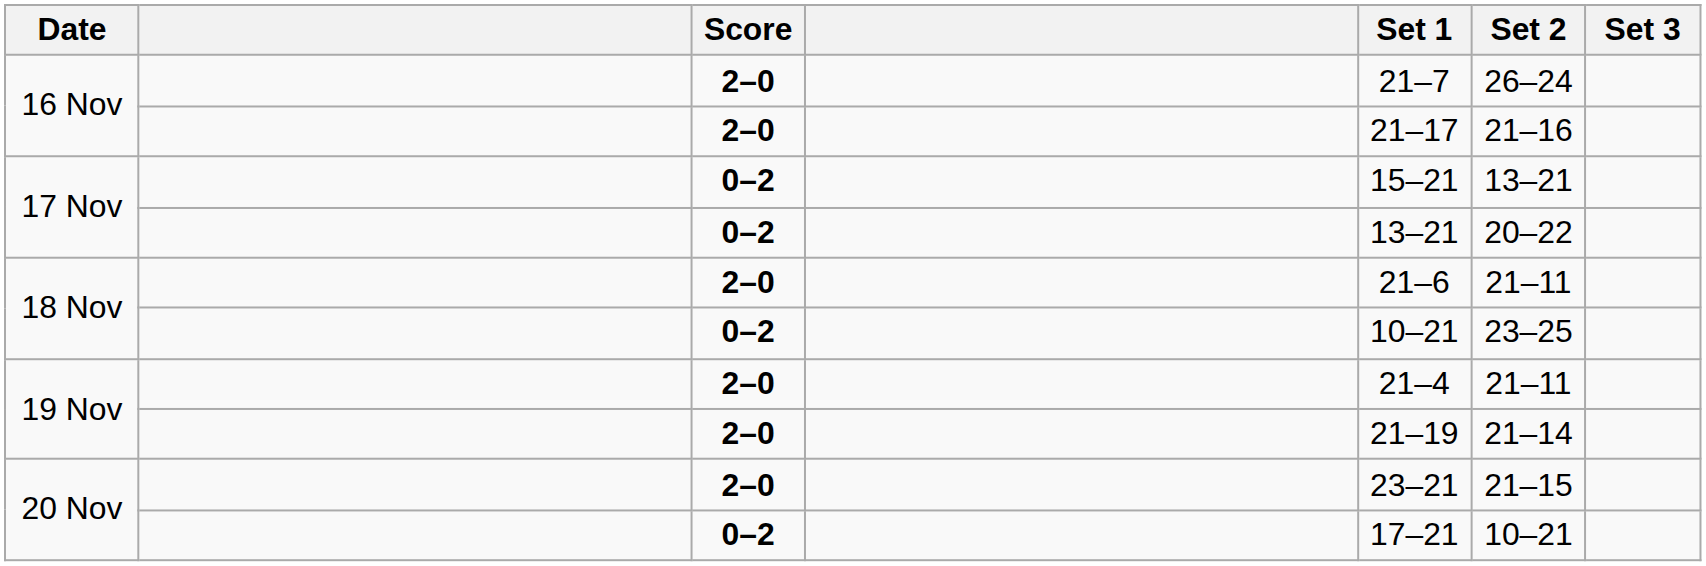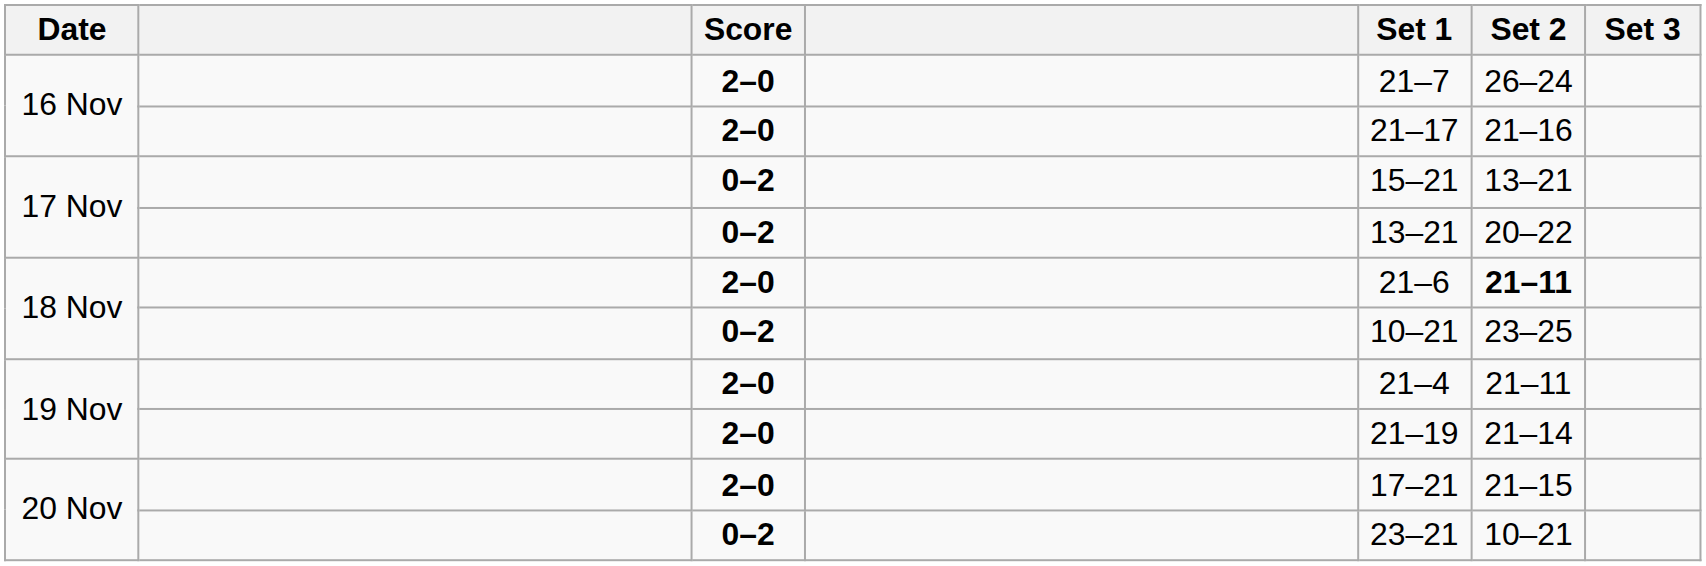(1528, 282) normal -> (1528, 282) bold
(1414, 484) 23–21 -> (1414, 484) 17–21
(1414, 534) 17–21 -> (1414, 534) 23–21
